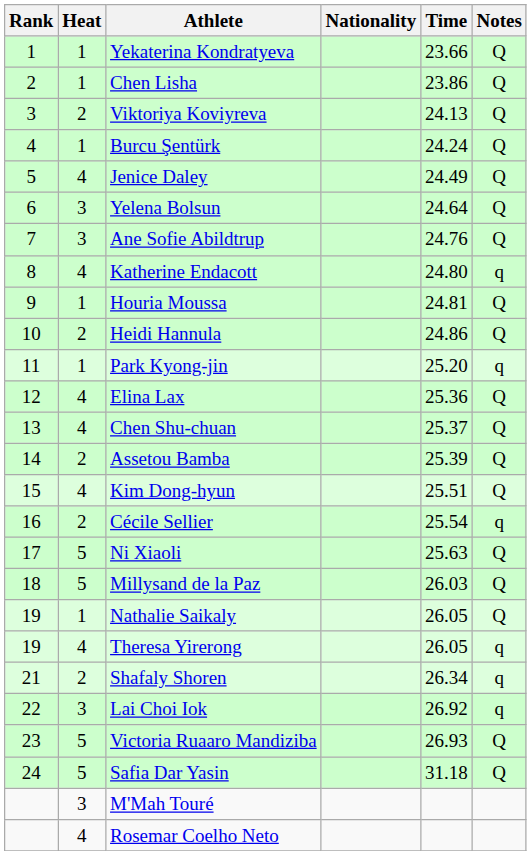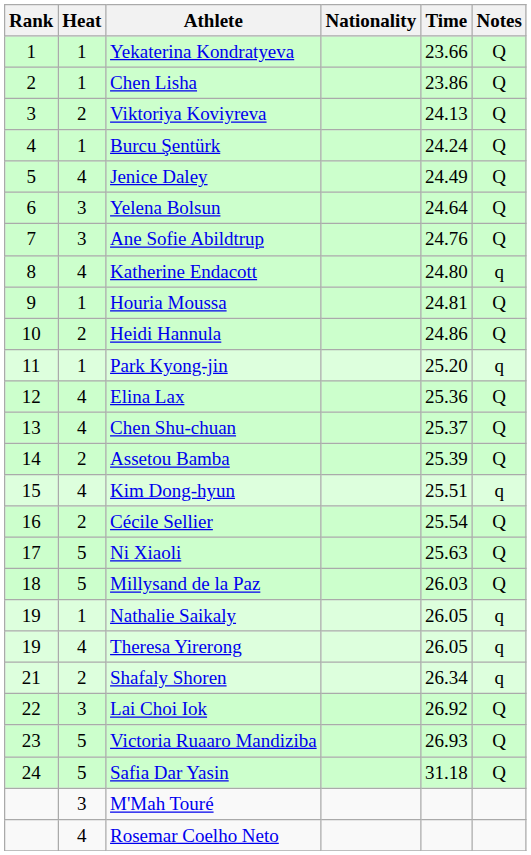(499, 490) Q -> (499, 490) q
(499, 521) q -> (499, 521) Q
(499, 615) Q -> (499, 615) q
(499, 709) q -> (499, 709) Q
